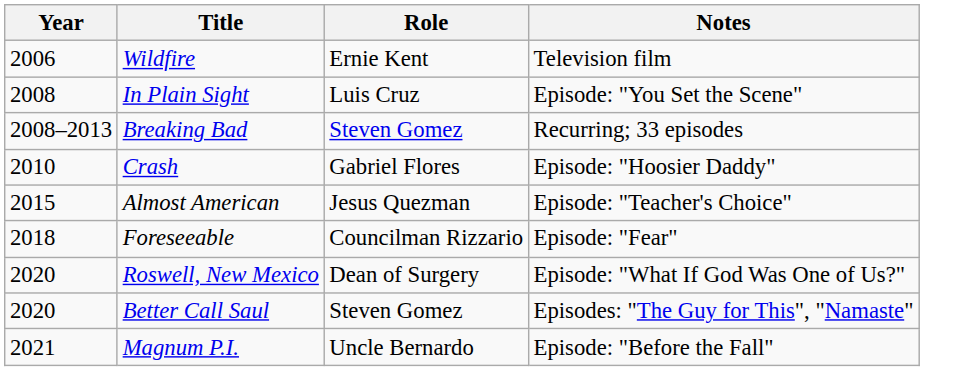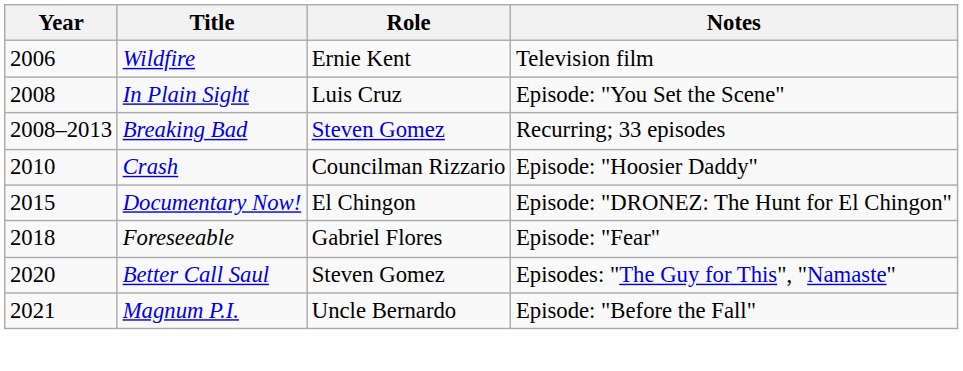(395, 166) Gabriel Flores -> (409, 166) Councilman Rizzario
+ row: (212, 202)
- row: (201, 202)
(426, 238) Councilman Rizzario -> (377, 238) Gabriel Flores
- row: (221, 274)
